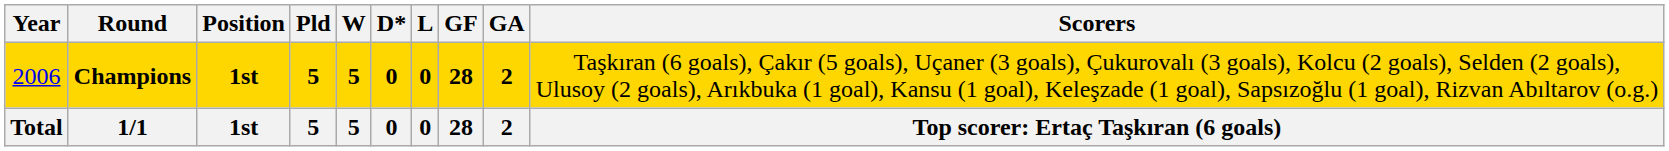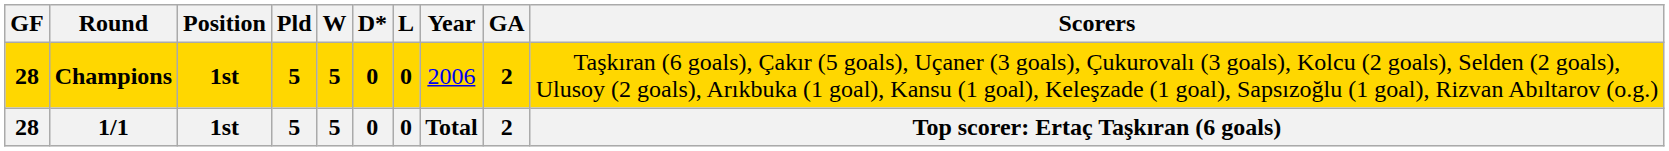columns swapped: (37, 23) <-> (461, 23)
